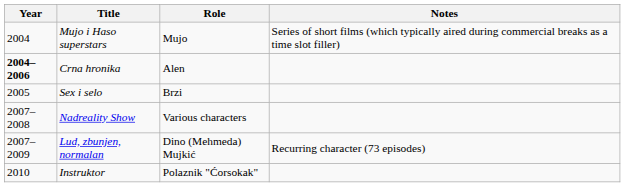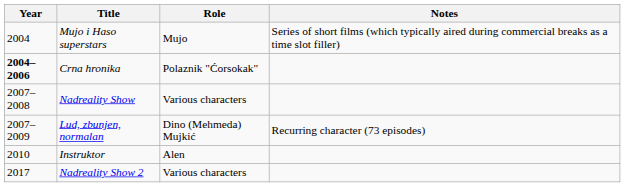(174, 68) Alen -> (210, 68) Polaznik "Ćorsokak"
- row: (81, 93)
(210, 172) Polaznik "Ćorsokak" -> (174, 154) Alen
+ row: (101, 172)
